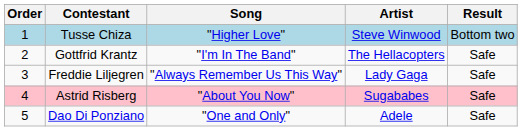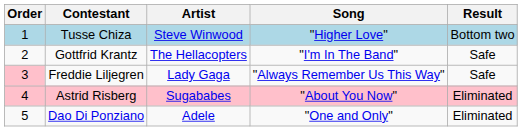columns swapped: (246, 14) <-> (396, 14)
(25, 75) no background -> (25, 75) pink background
(483, 95) Safe -> (483, 95) Eliminated
(483, 116) Safe -> (483, 116) Eliminated
